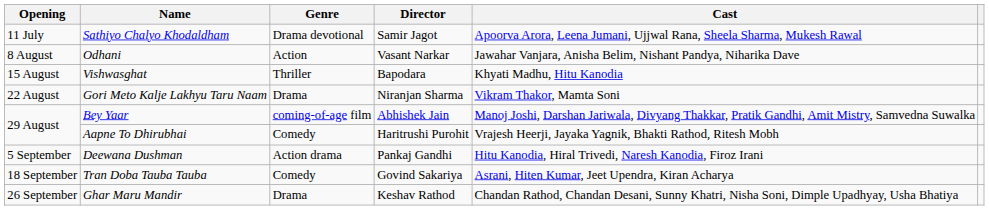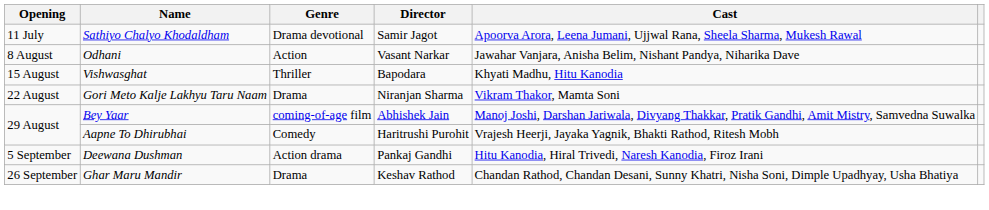- row: (145, 174)
